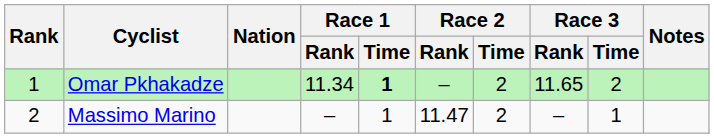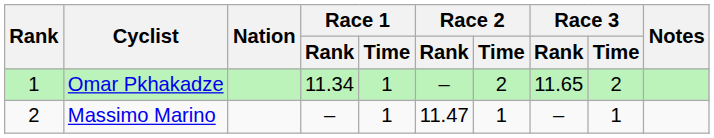(387, 84) bold -> (387, 84) normal
(501, 116) 2 -> (501, 116) 1
